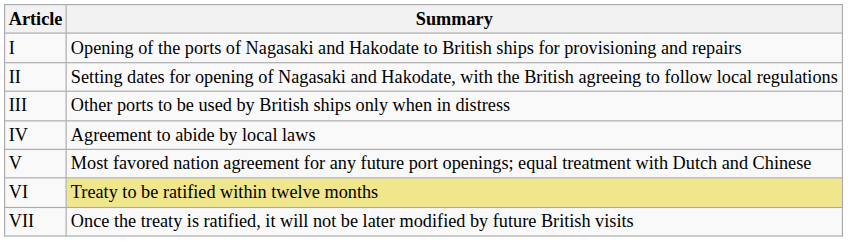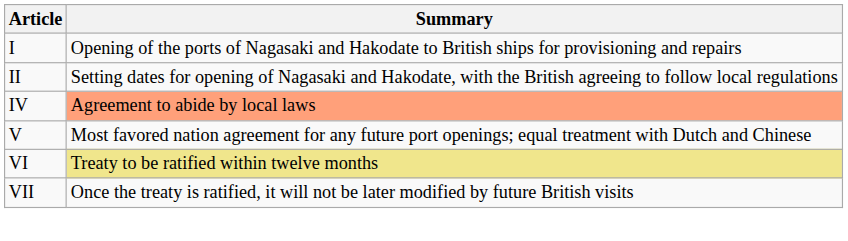- row: (18, 105)
(193, 134) no background -> (193, 105) lightsalmon background
